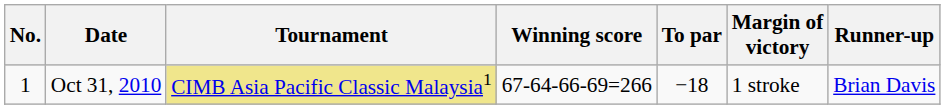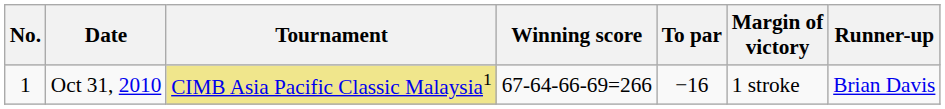(692, 84) −18 -> (692, 84) −16
